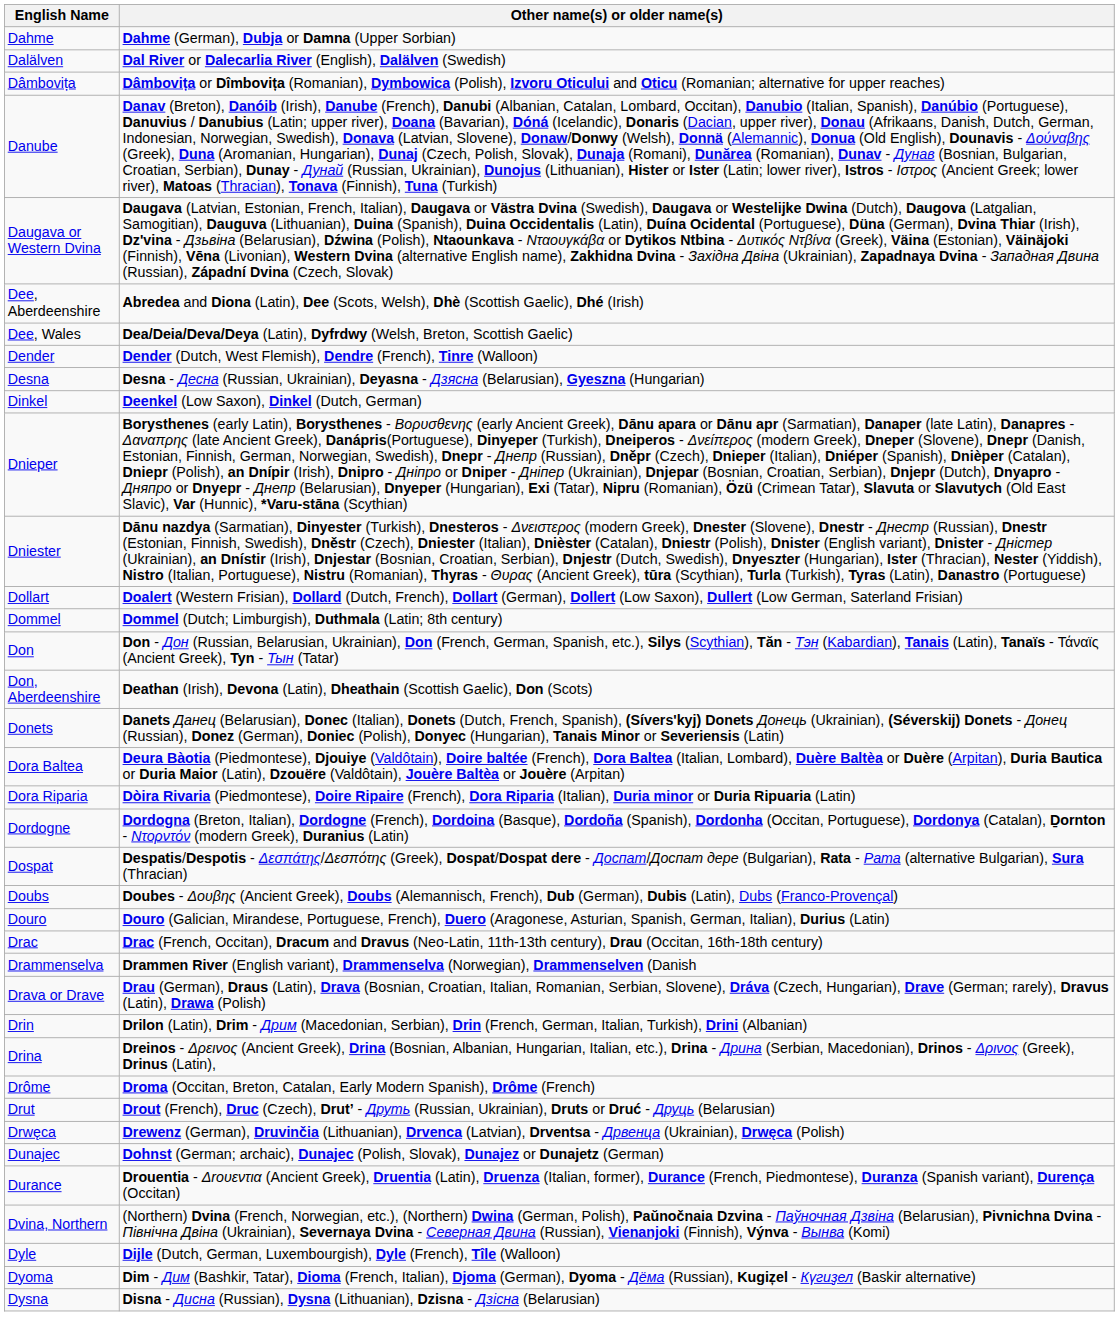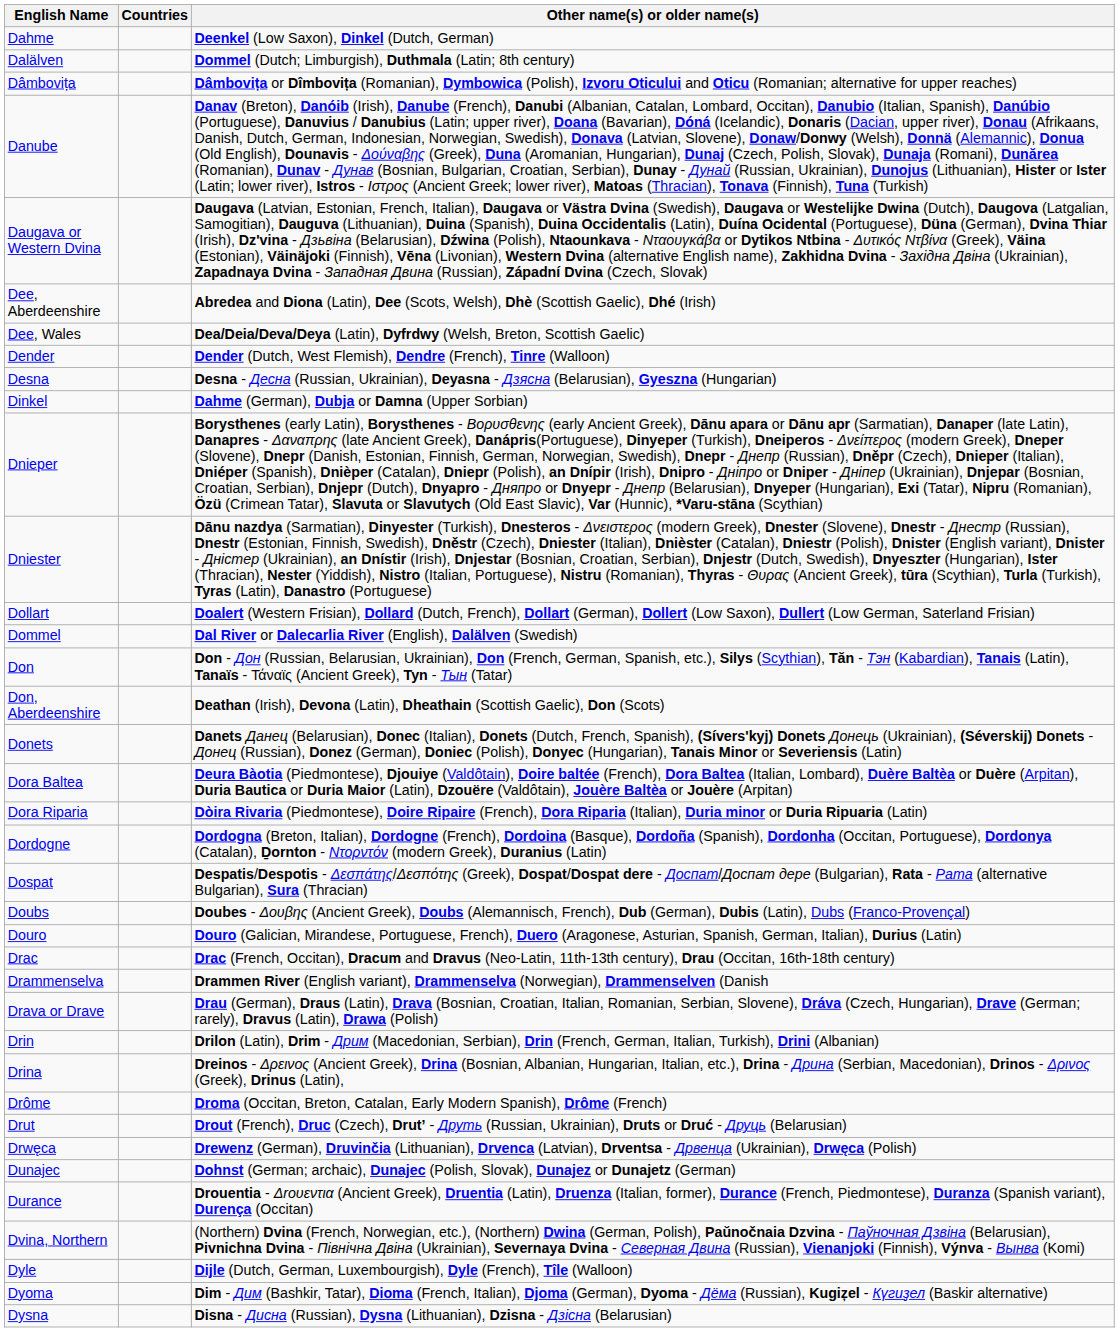+ column: (155, 15)
(289, 38) Dahme (German), Dubja or Damna (Upper Sorbian) -> (344, 38) Deenkel (Low Saxon), Dinkel (Dutch, German)
(314, 60) Dal River or Dalecarlia River (English), Dalälven (Swedish) -> (384, 60) Dommel (Dutch; Limburgish), Duthmala (Latin; 8th century)
(272, 401) Deenkel (Low Saxon), Dinkel (Dutch, German) -> (361, 401) Dahme (German), Dubja or Damna (Upper Sorbian)
(313, 620) Dommel (Dutch; Limburgish), Duthmala (Latin; 8th century) -> (386, 636) Dal River or Dalecarlia River (English), Dalälven (Swedish)
